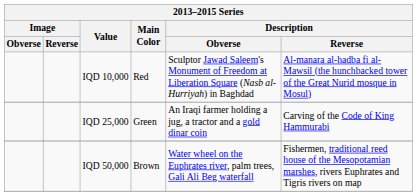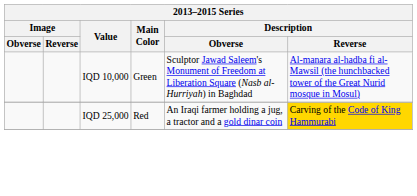(141, 77) Red -> (145, 77) Green
(145, 122) Green -> (141, 116) Red
(339, 122) no background -> (345, 116) gold background
- row: (106, 166)
